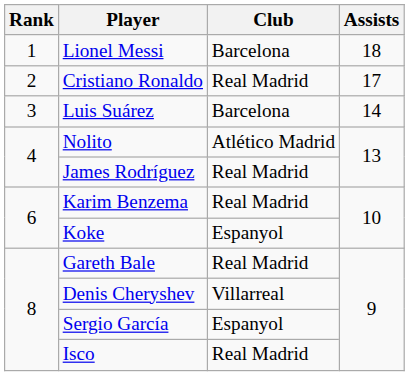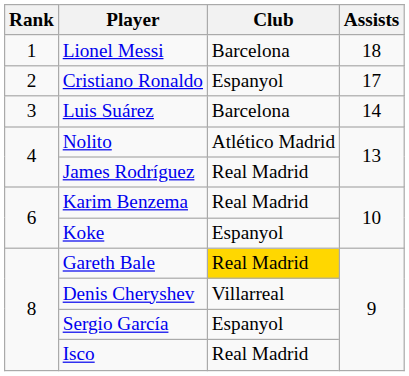(260, 80) Real Madrid -> (248, 80) Espanyol
(260, 263) no background -> (260, 263) gold background
